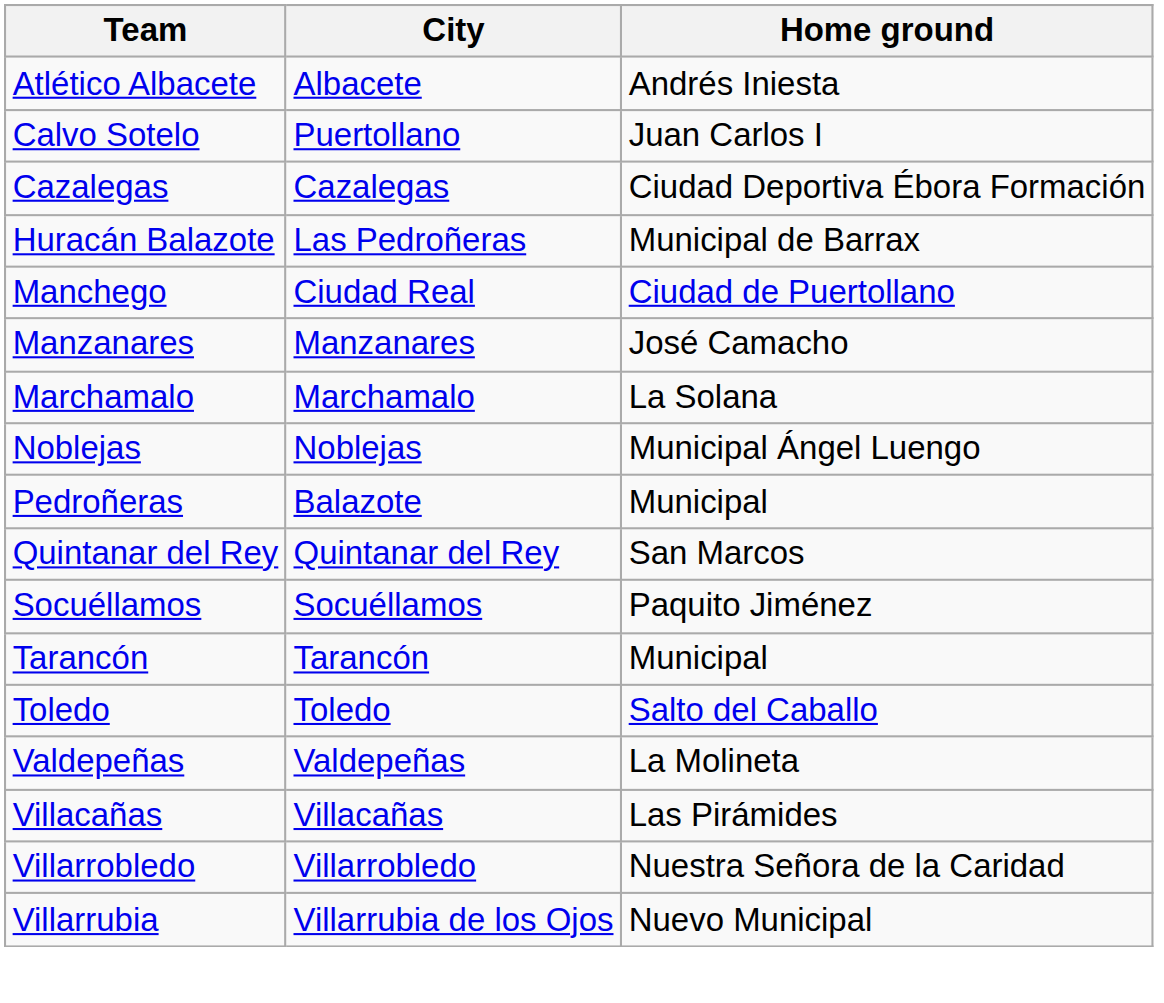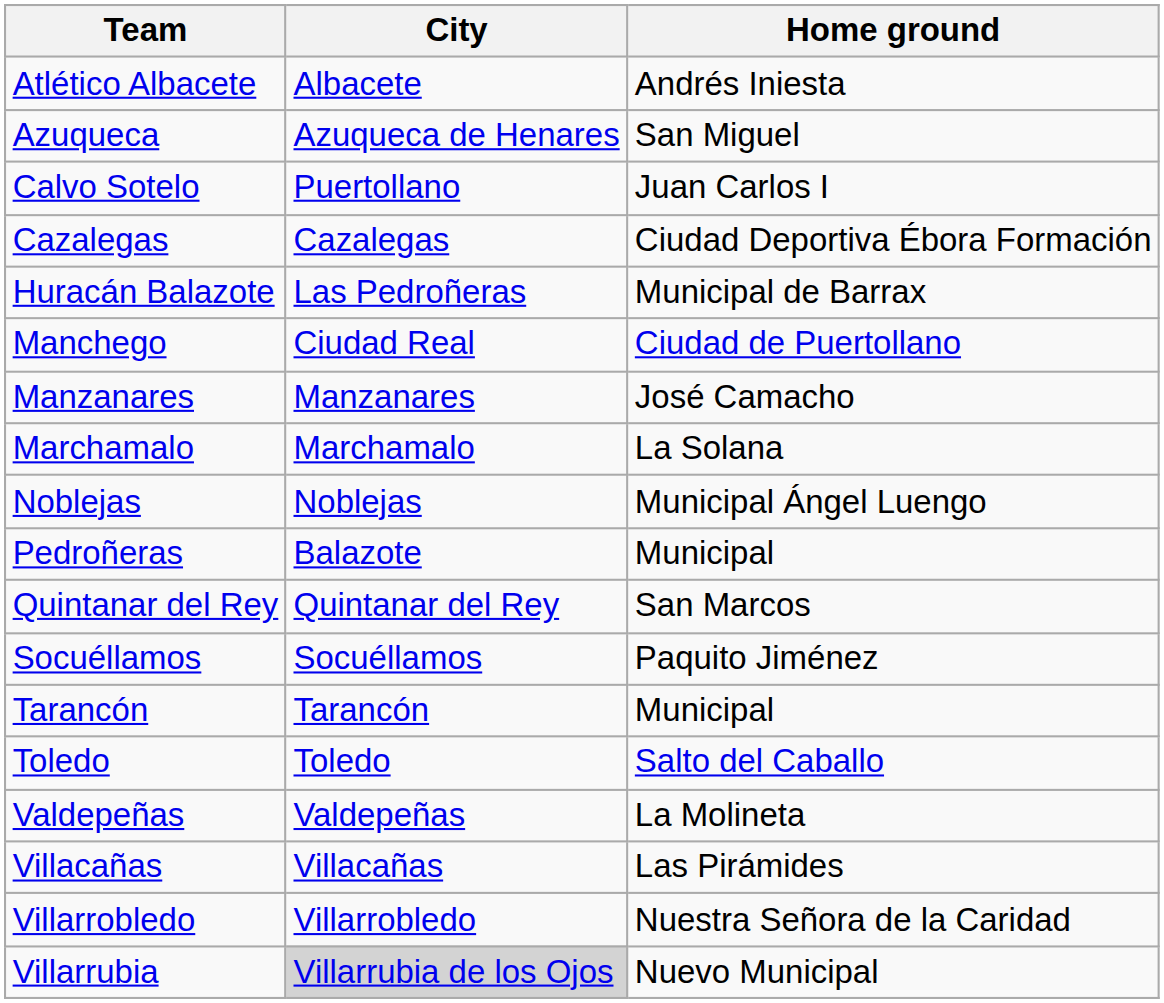+ row: (86, 135)
(453, 919) no background -> (453, 971) lightgrey background
